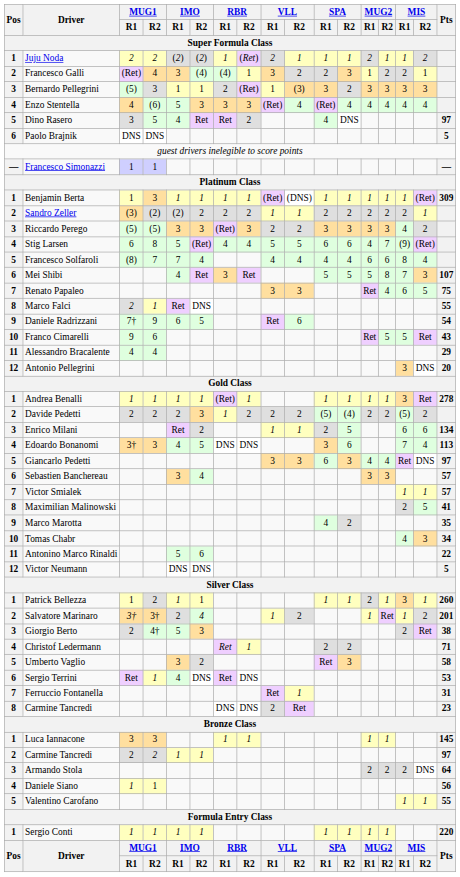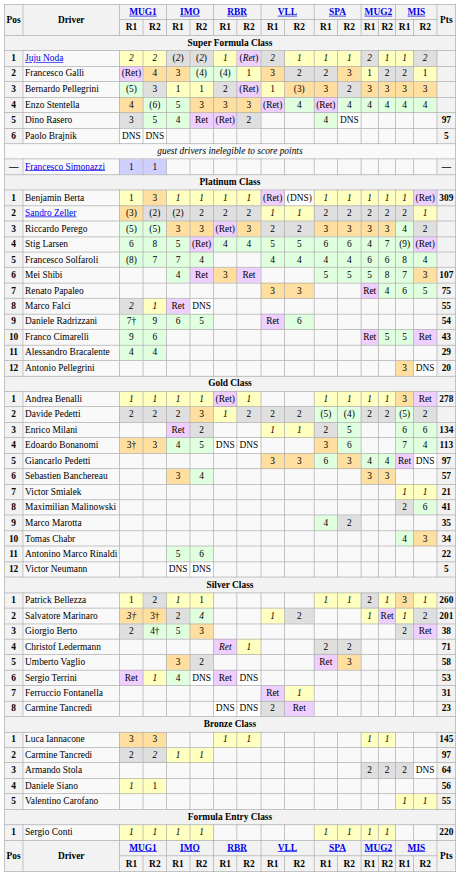(225, 120) Ret -> (225, 120) (Ret)
(446, 491) 57 -> (446, 491) 21
(425, 507) 5 -> (425, 507) 6
